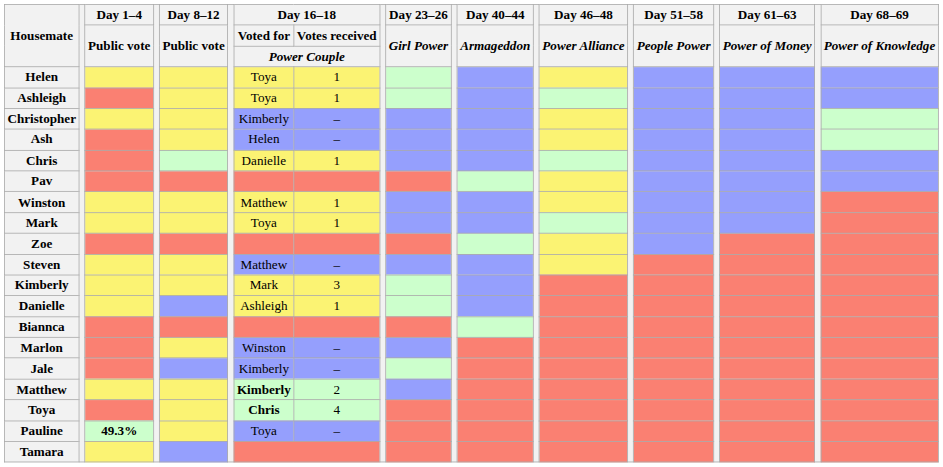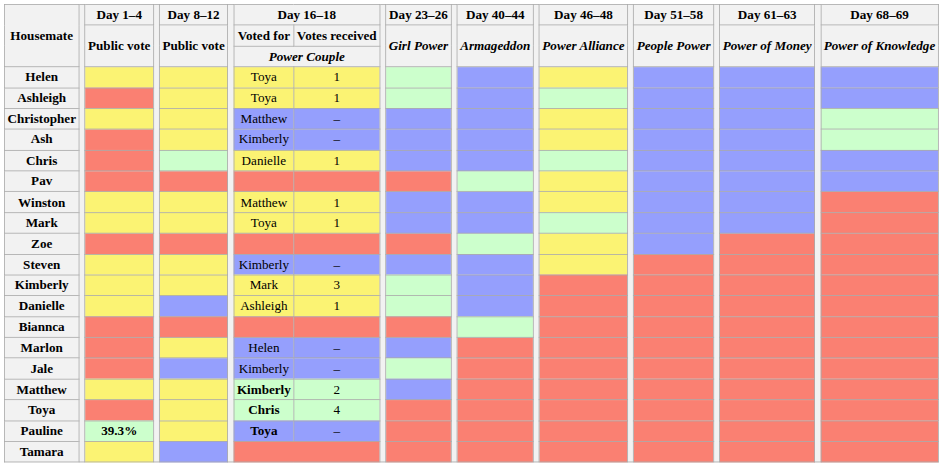(264, 118) Kimberly -> (264, 118) Matthew
(264, 139) Helen -> (264, 139) Kimberly
(264, 264) Matthew -> (264, 264) Kimberly
(264, 347) Winston -> (264, 347) Helen
(119, 431) 49.3% -> (119, 431) 39.3%
(264, 431) normal -> (264, 431) bold
